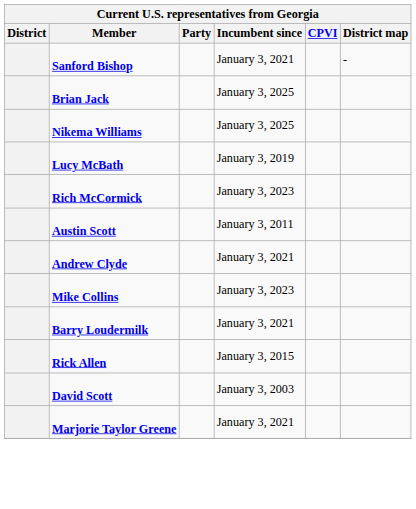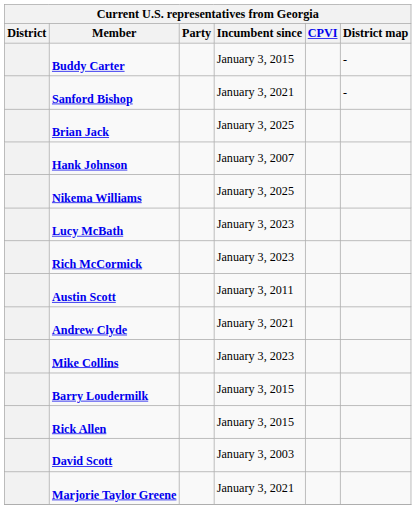+ row: (88, 66)
+ row: (90, 165)
(255, 158) January 3, 2019 -> (255, 224) January 3, 2023
(255, 323) January 3, 2021 -> (255, 389) January 3, 2015
